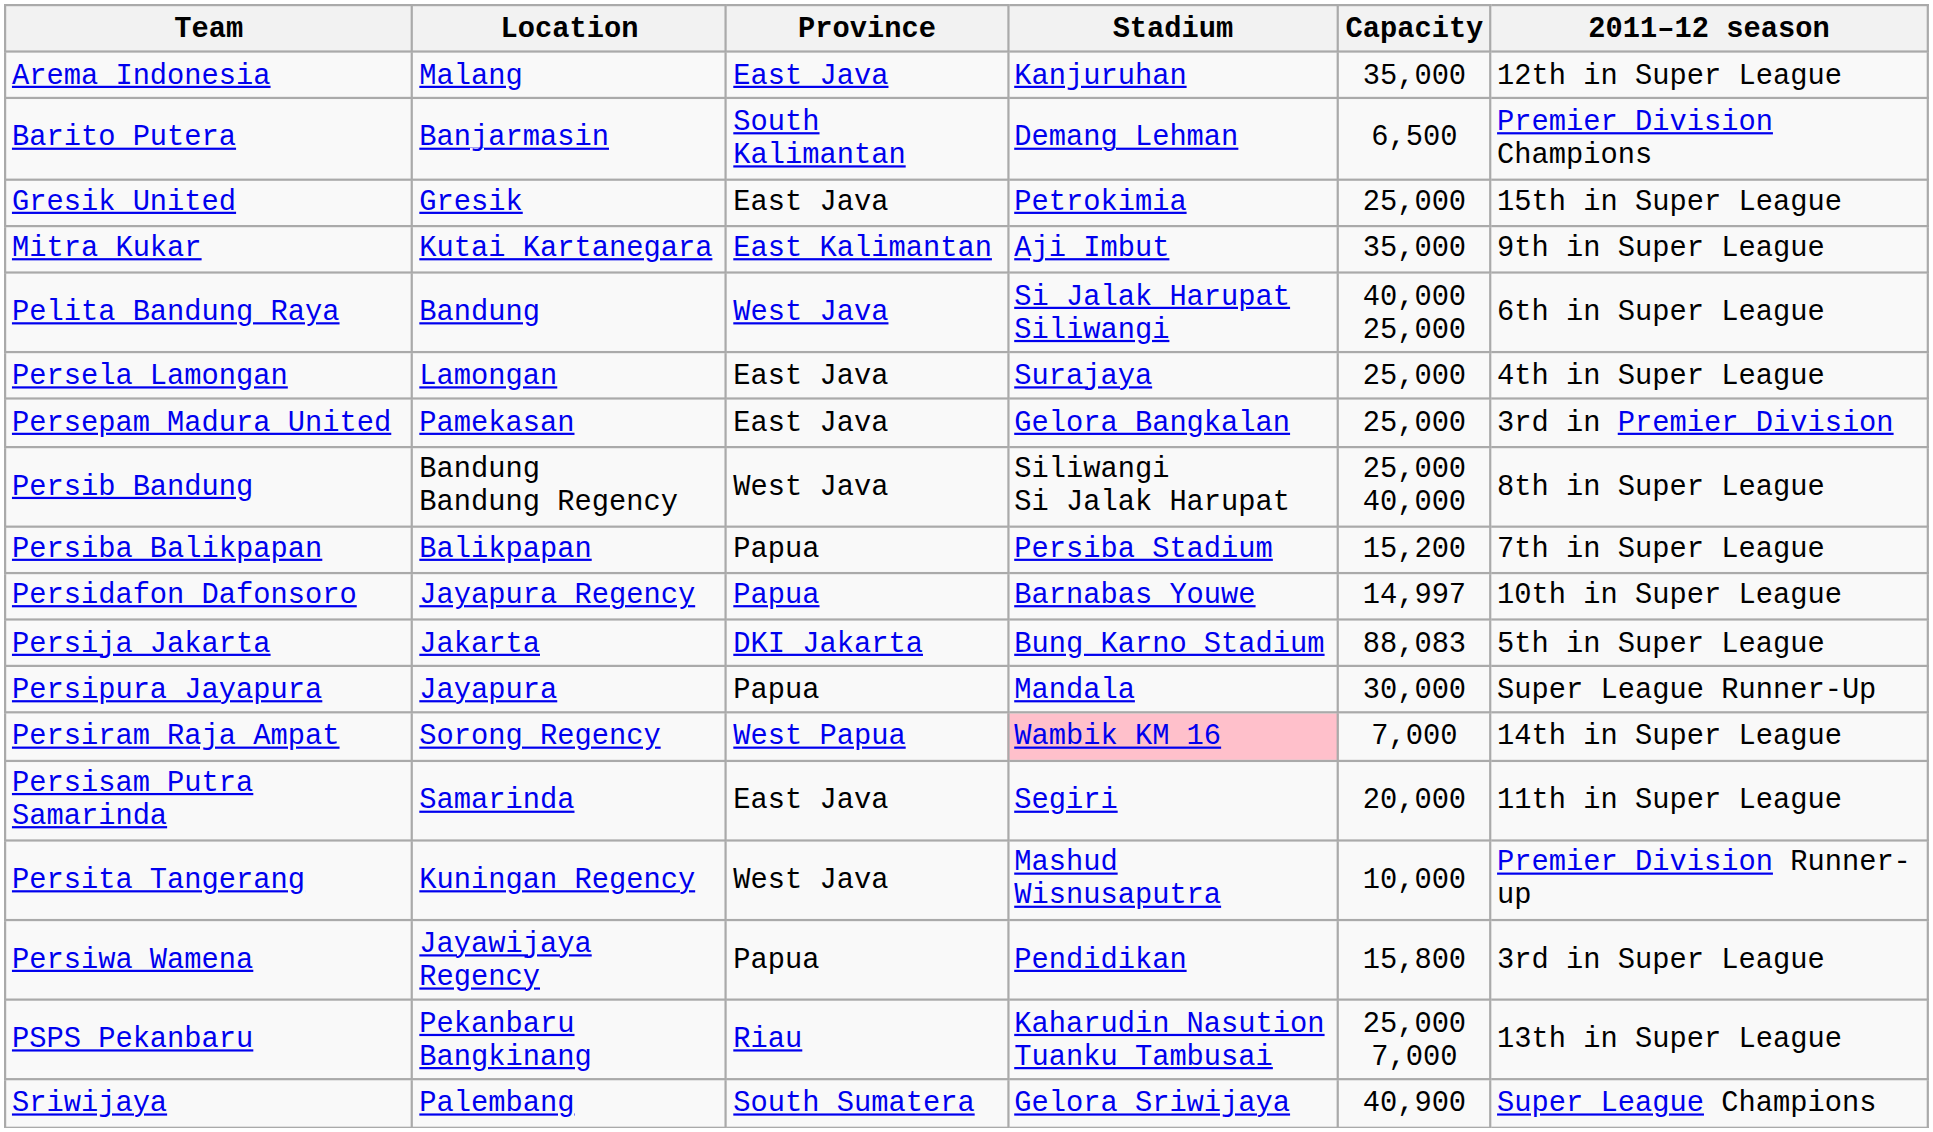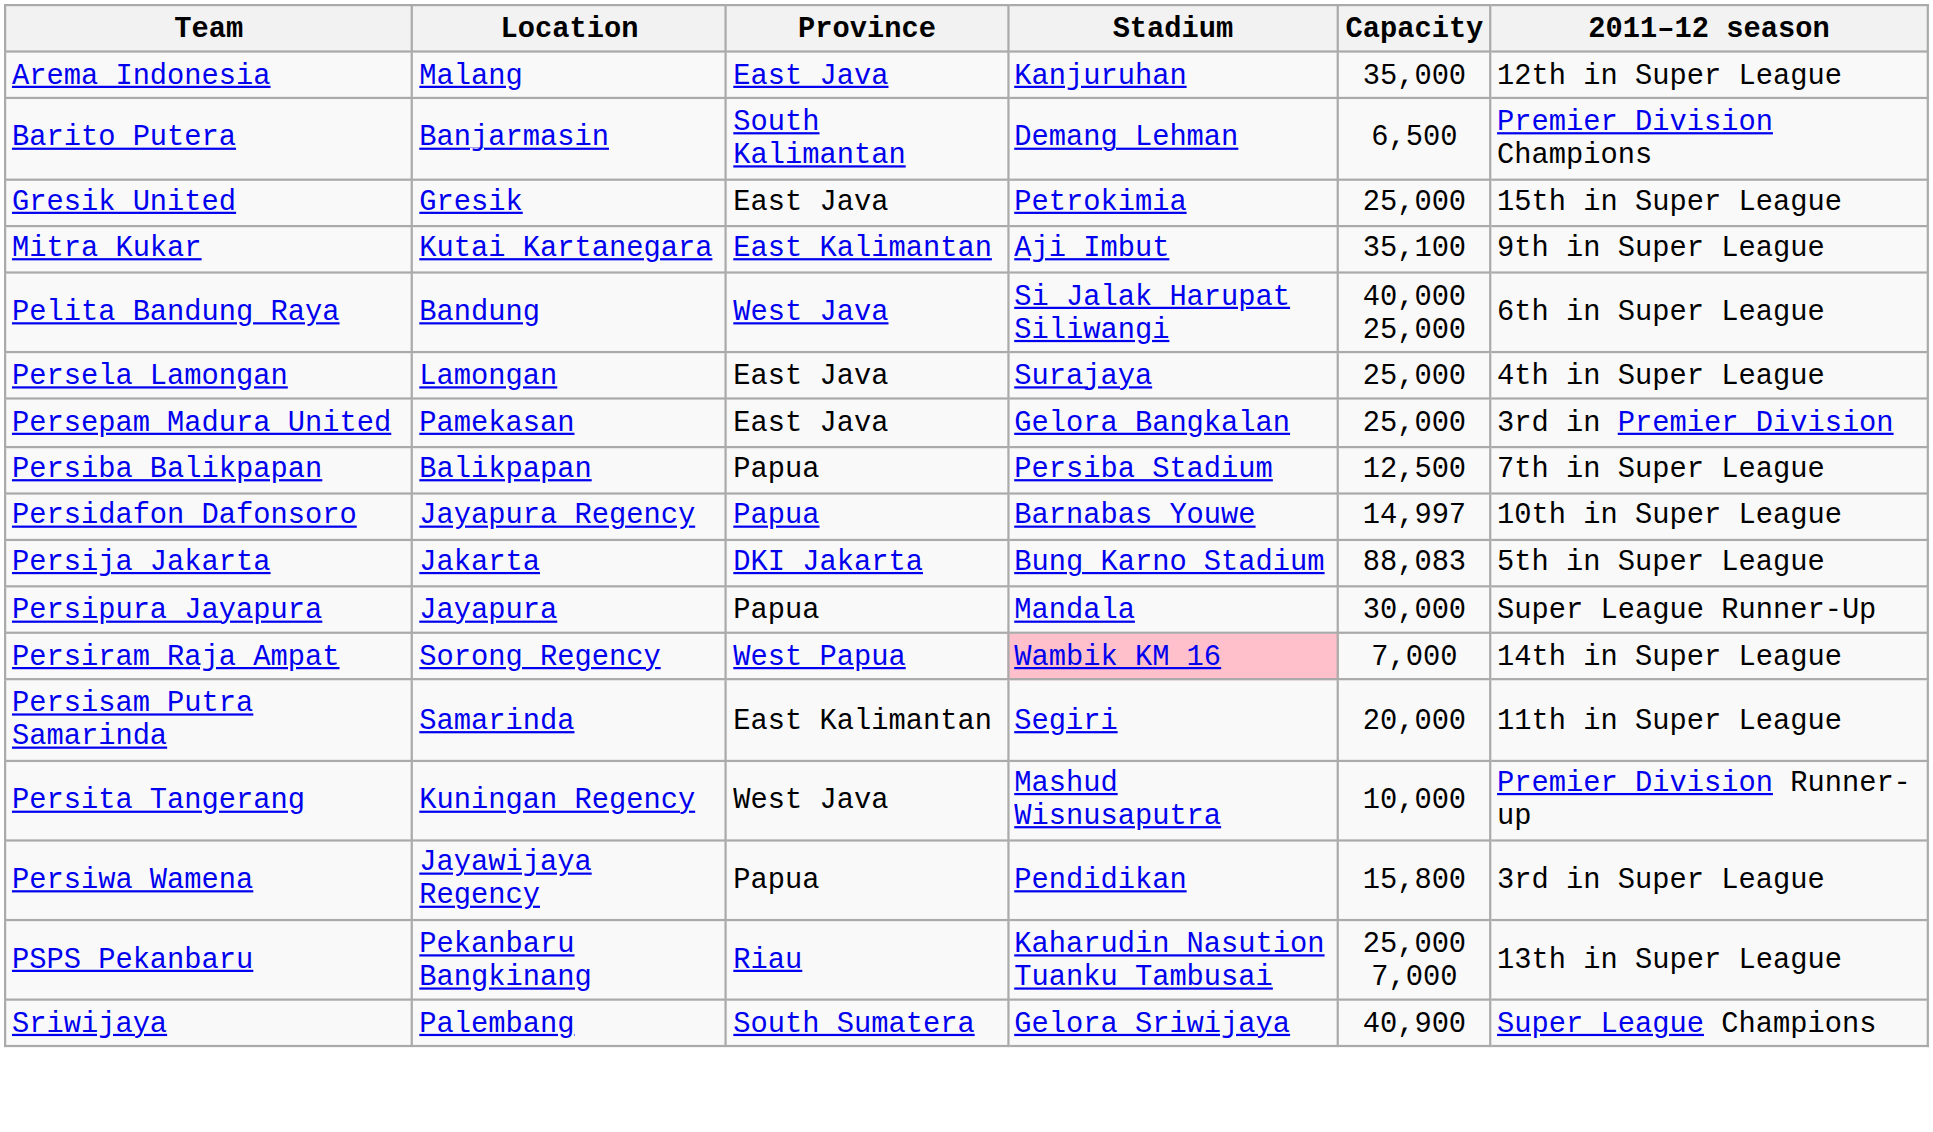(1414, 249) 35,000 -> (1414, 249) 35,100
- row: (133, 486)
(1414, 549) 15,200 -> (1414, 469) 12,500
(811, 800) East Java -> (863, 720) East Kalimantan
